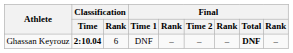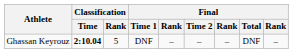(116, 41) 6 -> (116, 41) 5
(251, 41) bold -> (251, 41) normal
